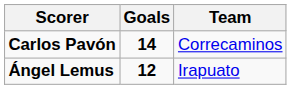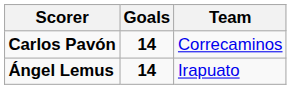(147, 71) 12 -> (147, 71) 14
